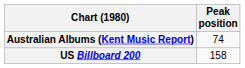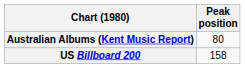(218, 39) 74 -> (218, 39) 80
